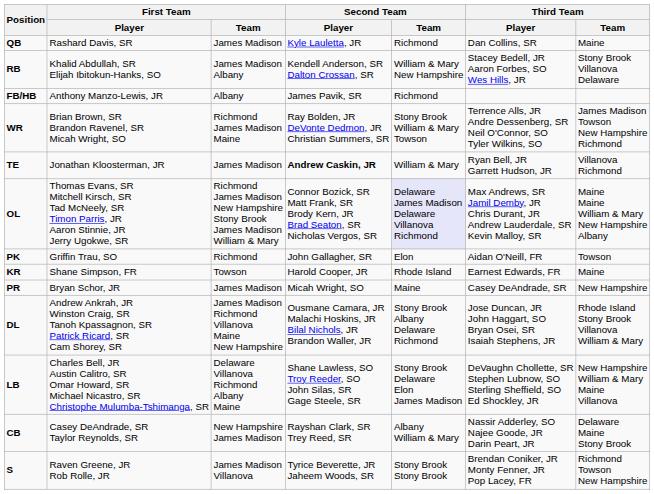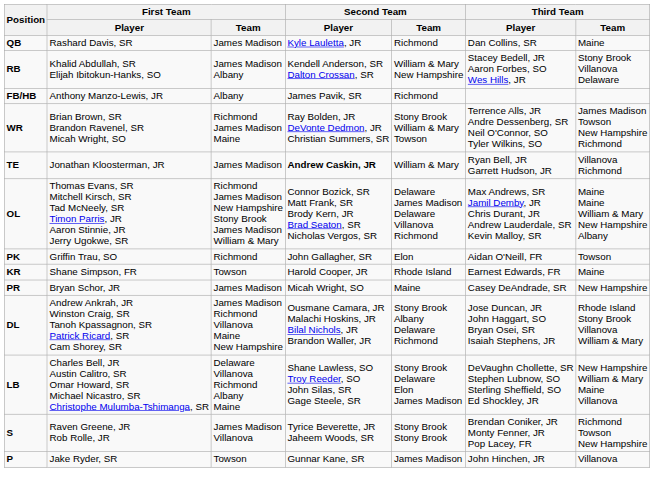(428, 213) lavender background -> (428, 213) no background
- row: (14, 433)
+ row: (10, 459)
